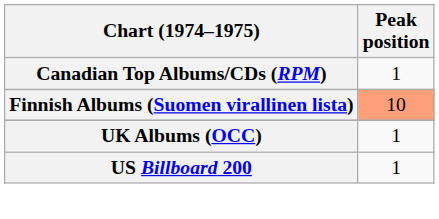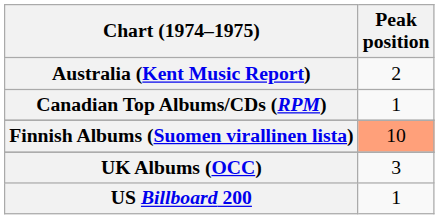+ row: (181, 73)
(396, 135) 1 -> (396, 167) 3
